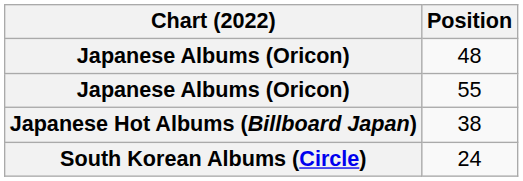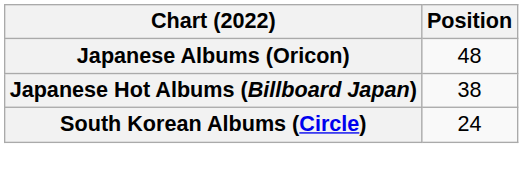- row: (470, 90)
